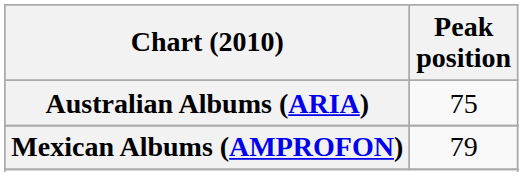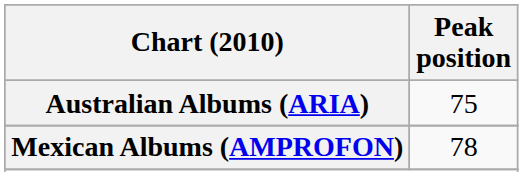(464, 147) 79 -> (464, 147) 78
